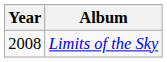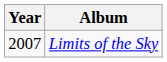(25, 43) 2008 -> (25, 43) 2007
